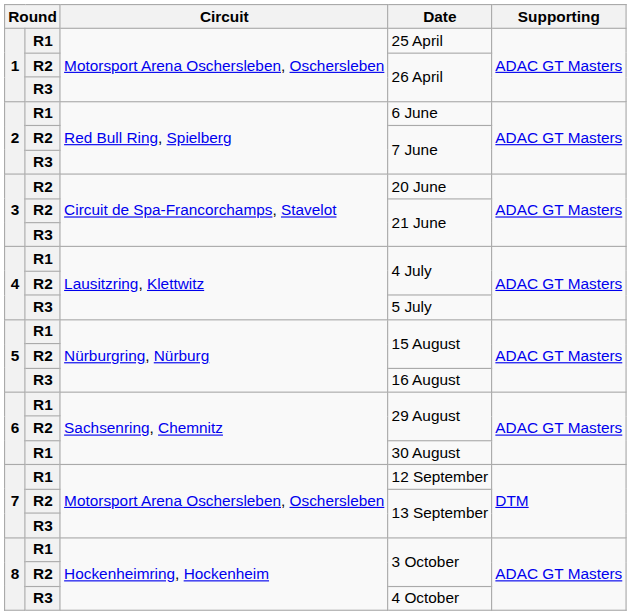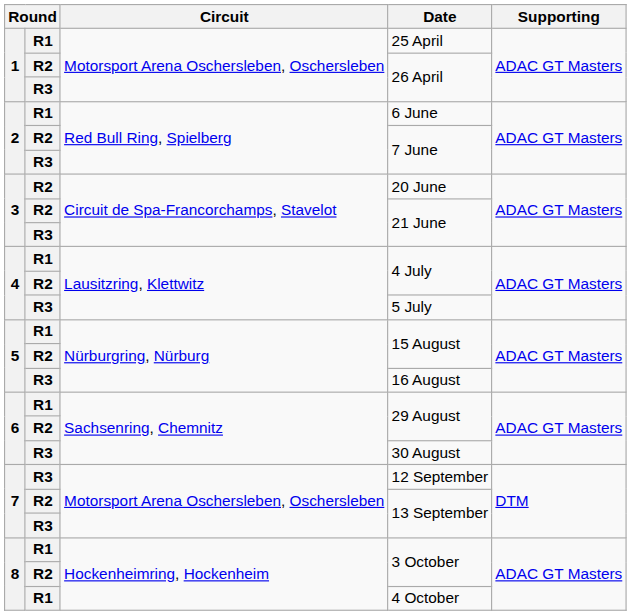(43, 452) R1 -> (43, 452) R3
(43, 477) R1 -> (43, 477) R3
(43, 598) R3 -> (43, 598) R1
